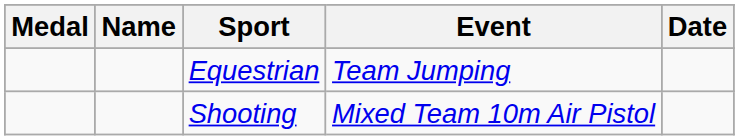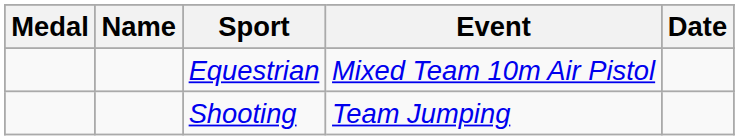(421, 70) Team Jumping -> (494, 70) Mixed Team 10m Air Pistol
(494, 113) Mixed Team 10m Air Pistol -> (421, 113) Team Jumping
